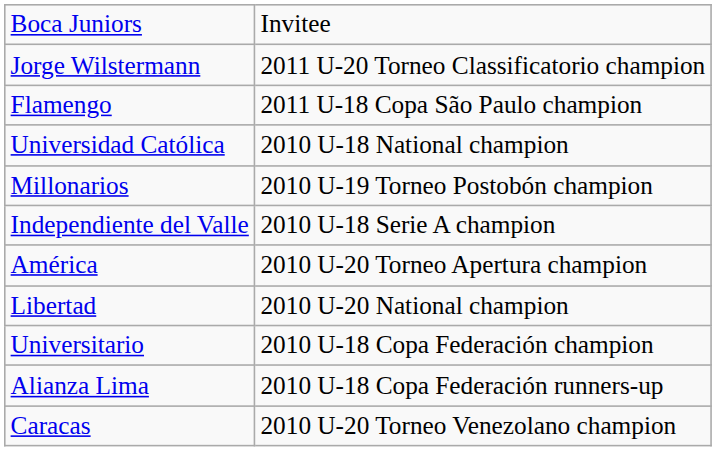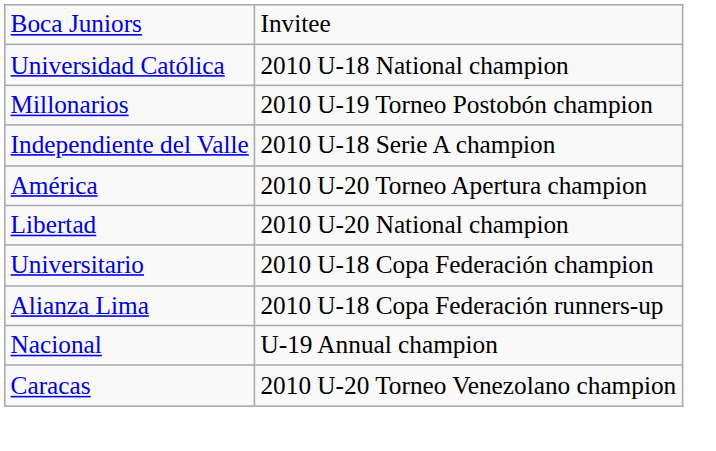- row: (105, 64)
- row: (61, 104)
+ row: (56, 345)
